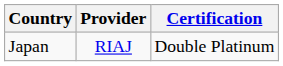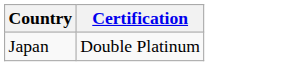- column: (113, 18)
